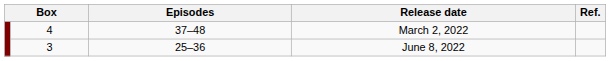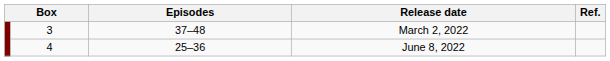(49, 30) 4 -> (49, 30) 3
(49, 47) 3 -> (49, 47) 4
